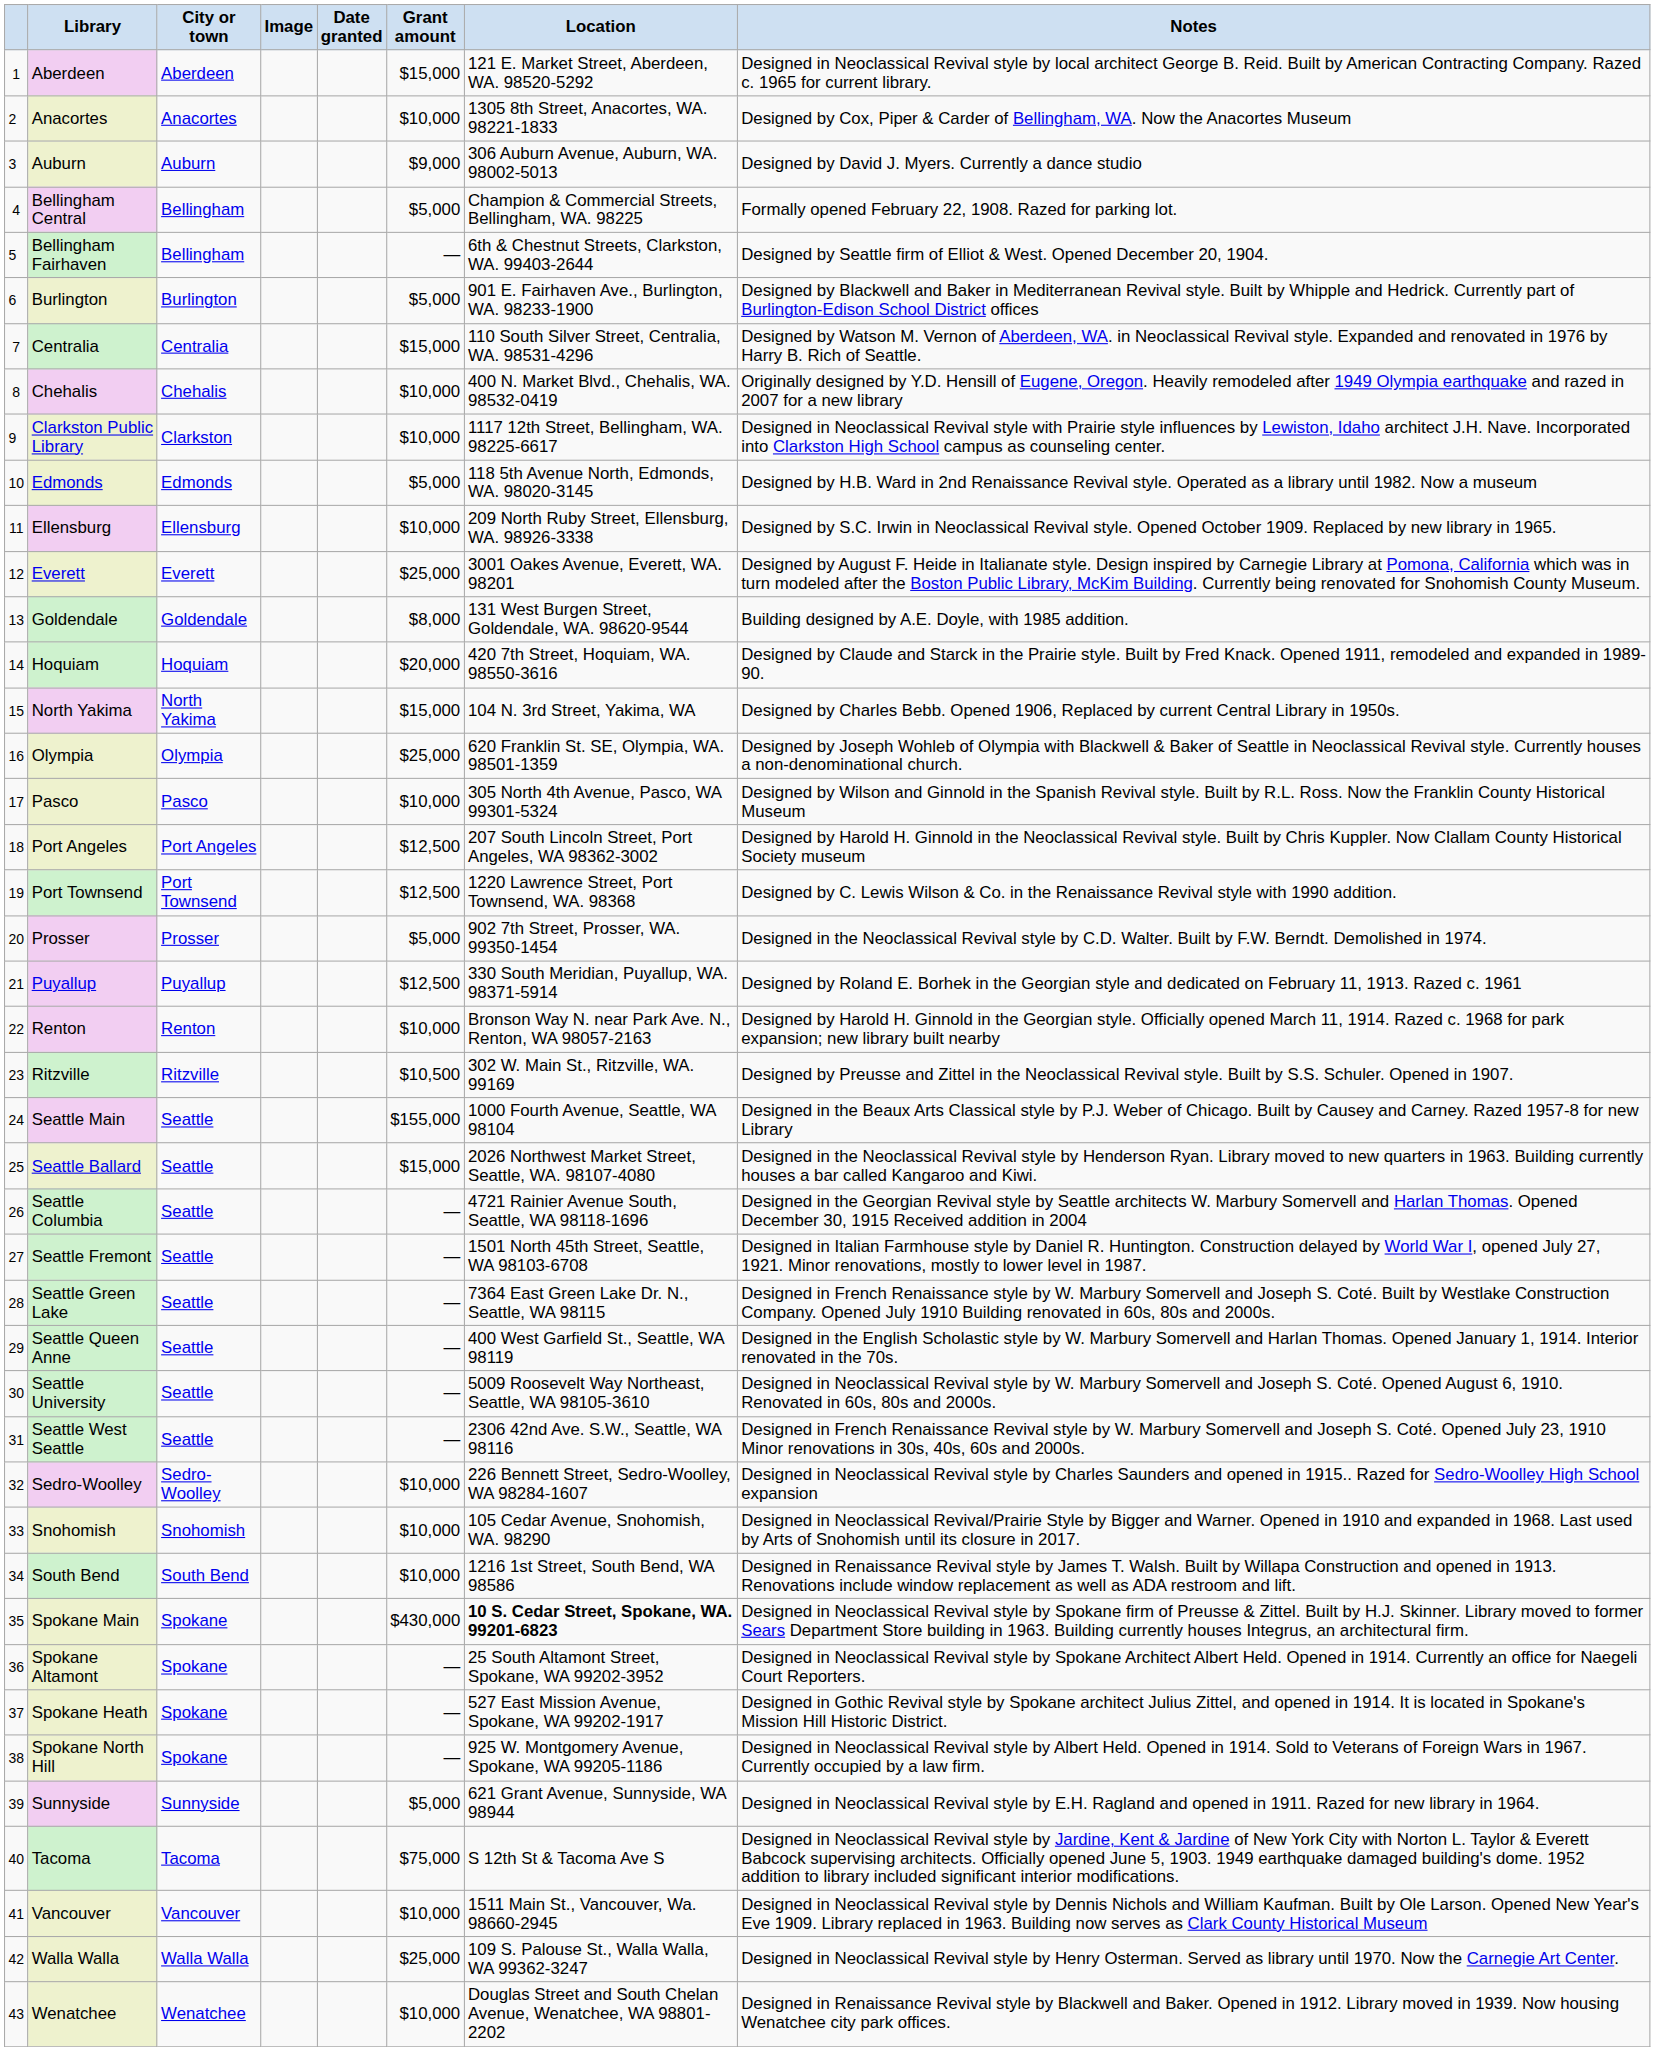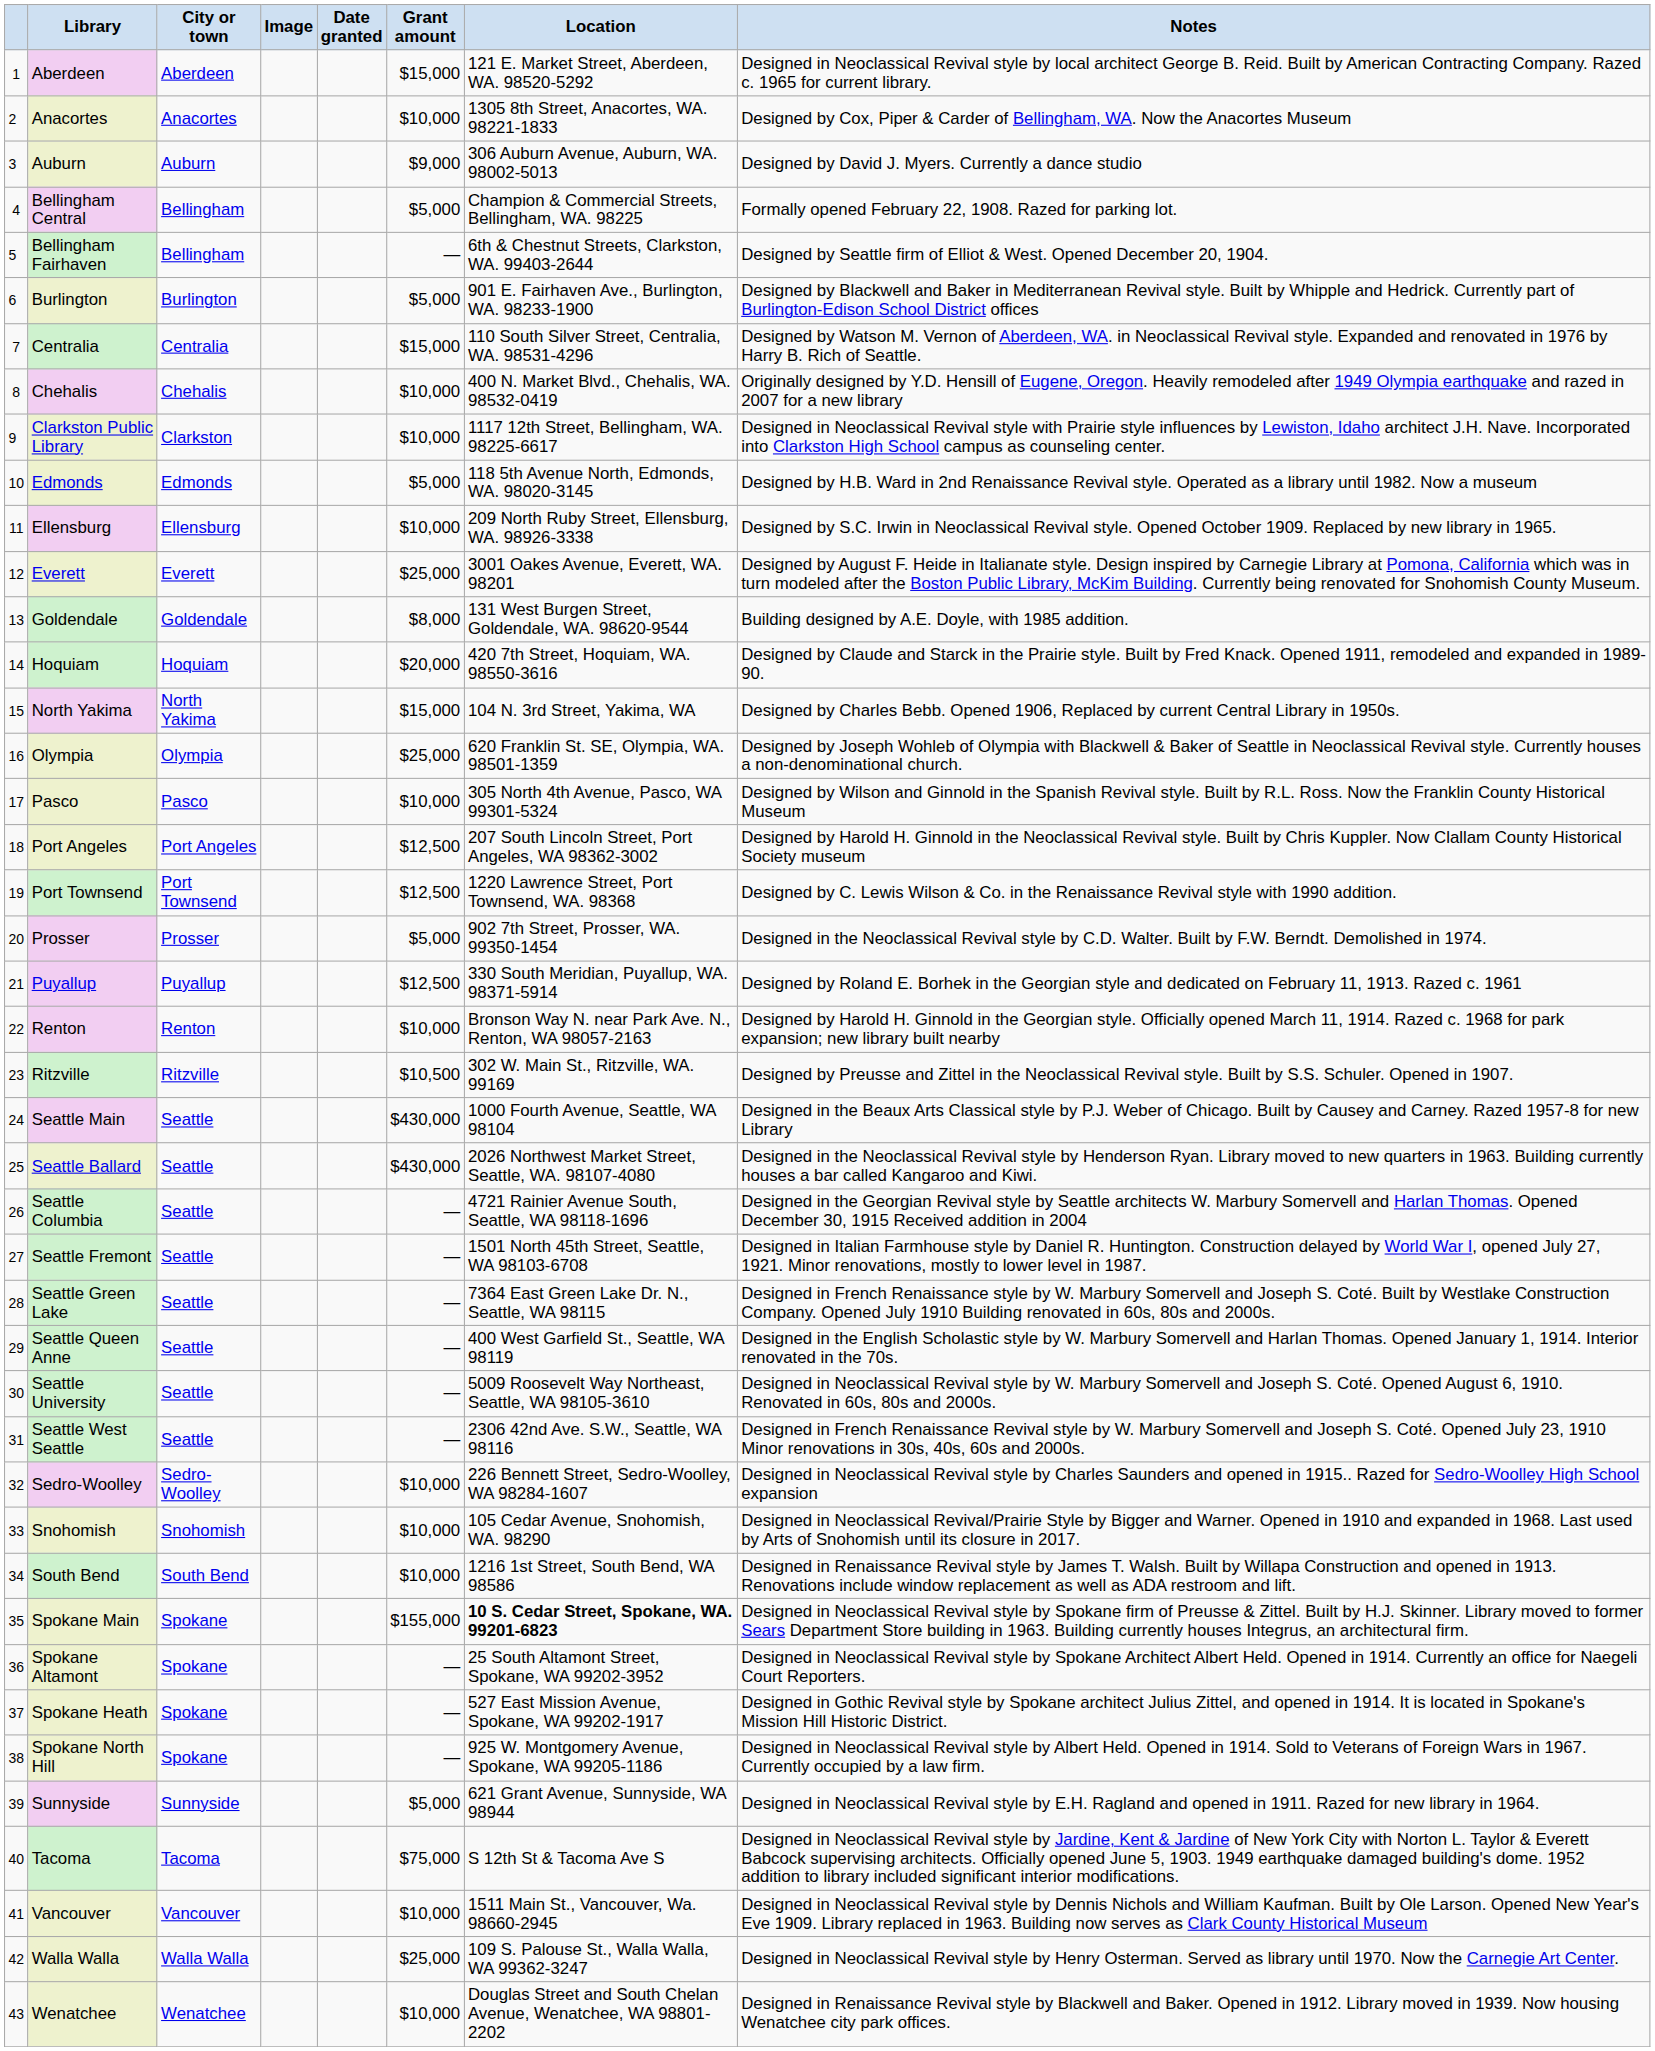(425, 1120) $155,000 -> (425, 1120) $430,000
(430, 1165) $15,000 -> (425, 1165) $430,000
(425, 1621) $430,000 -> (425, 1621) $155,000
